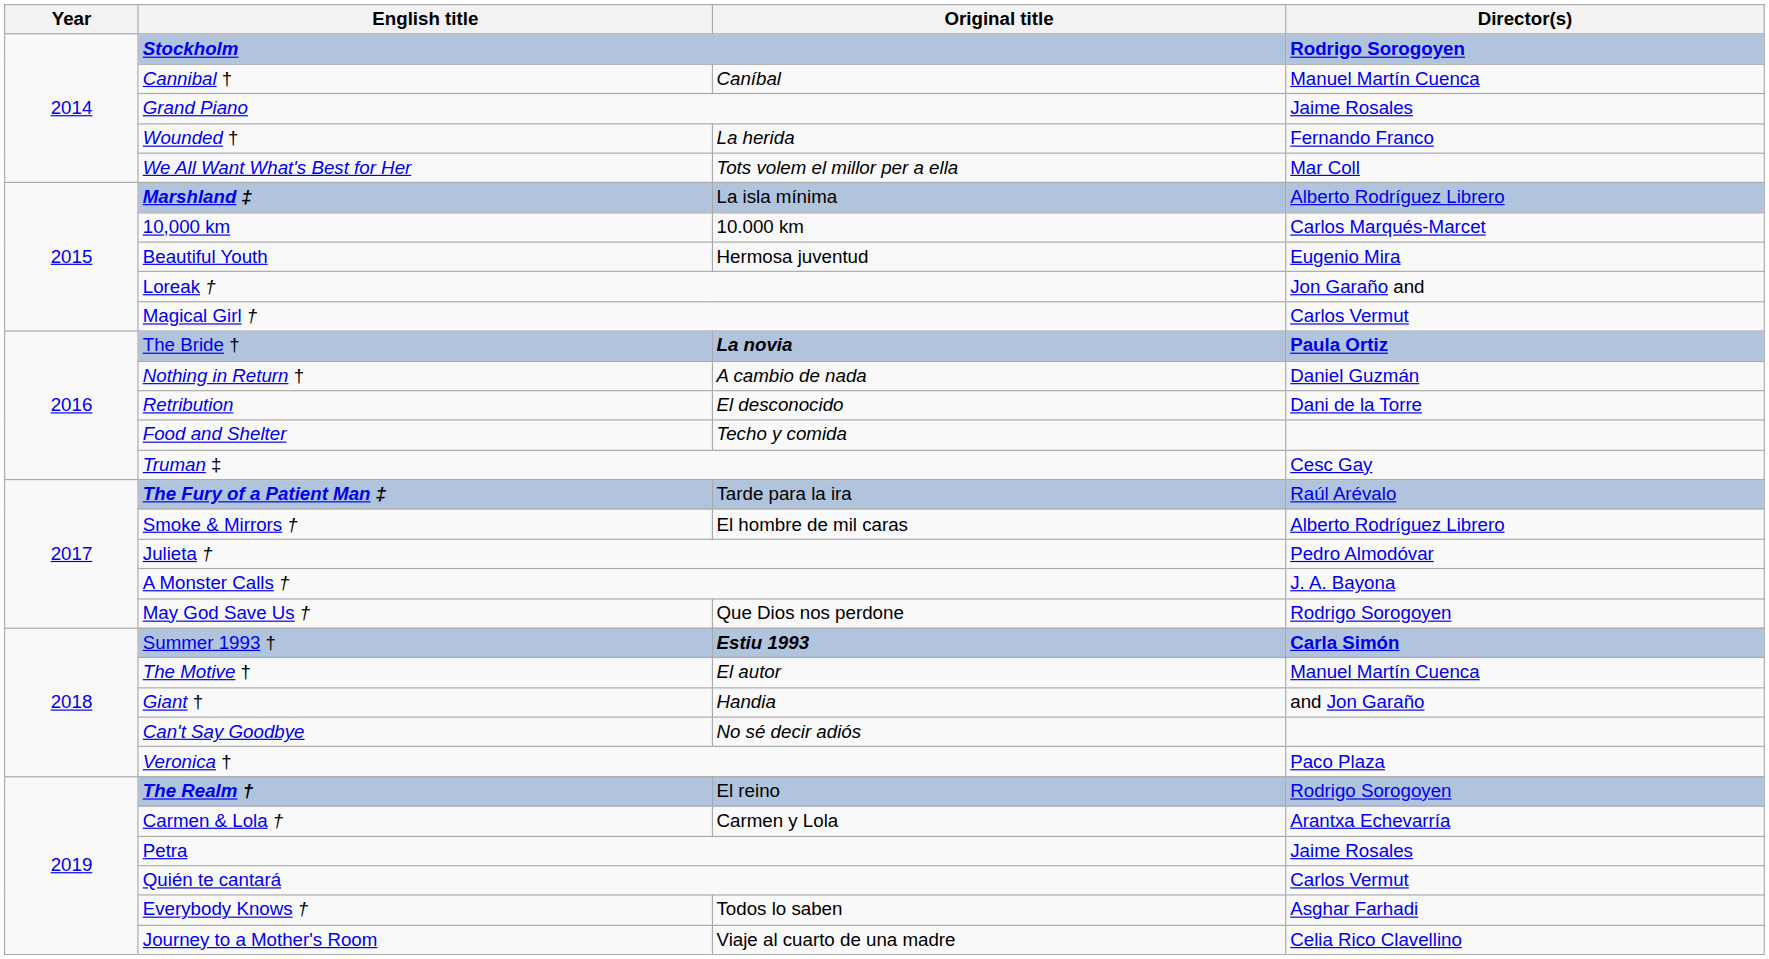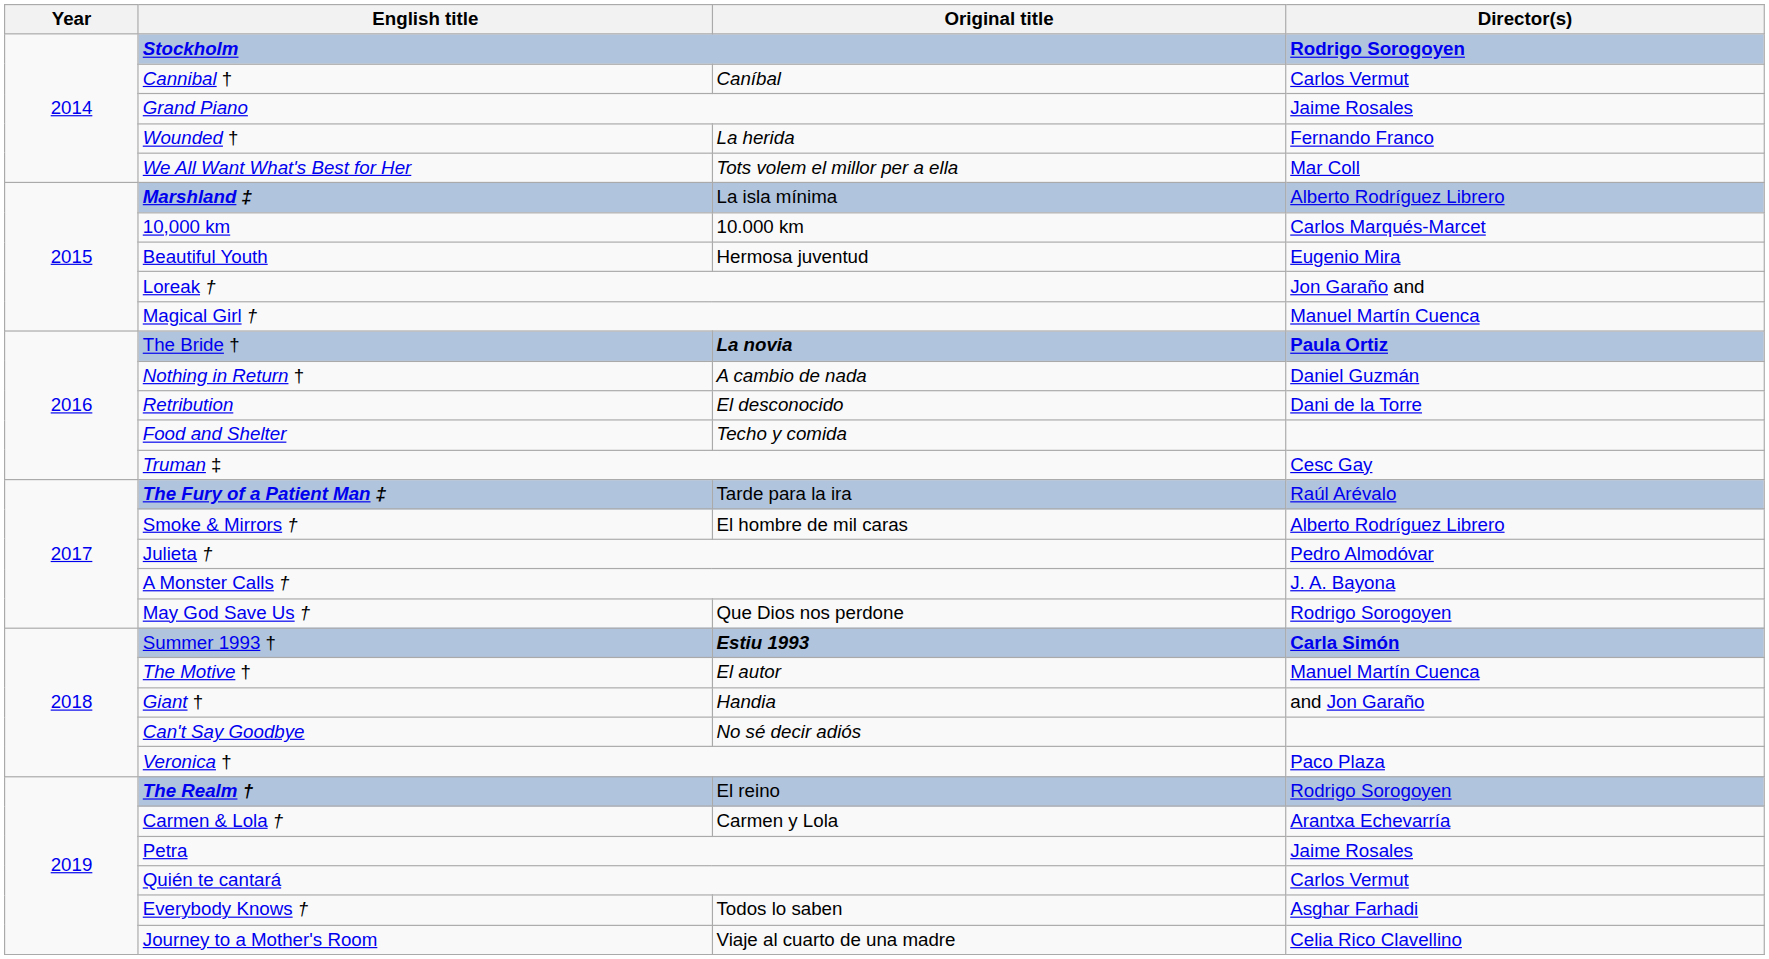(1385, 78) Manuel Martín Cuenca -> (1350, 78) Carlos Vermut
(1350, 316) Carlos Vermut -> (1385, 316) Manuel Martín Cuenca
